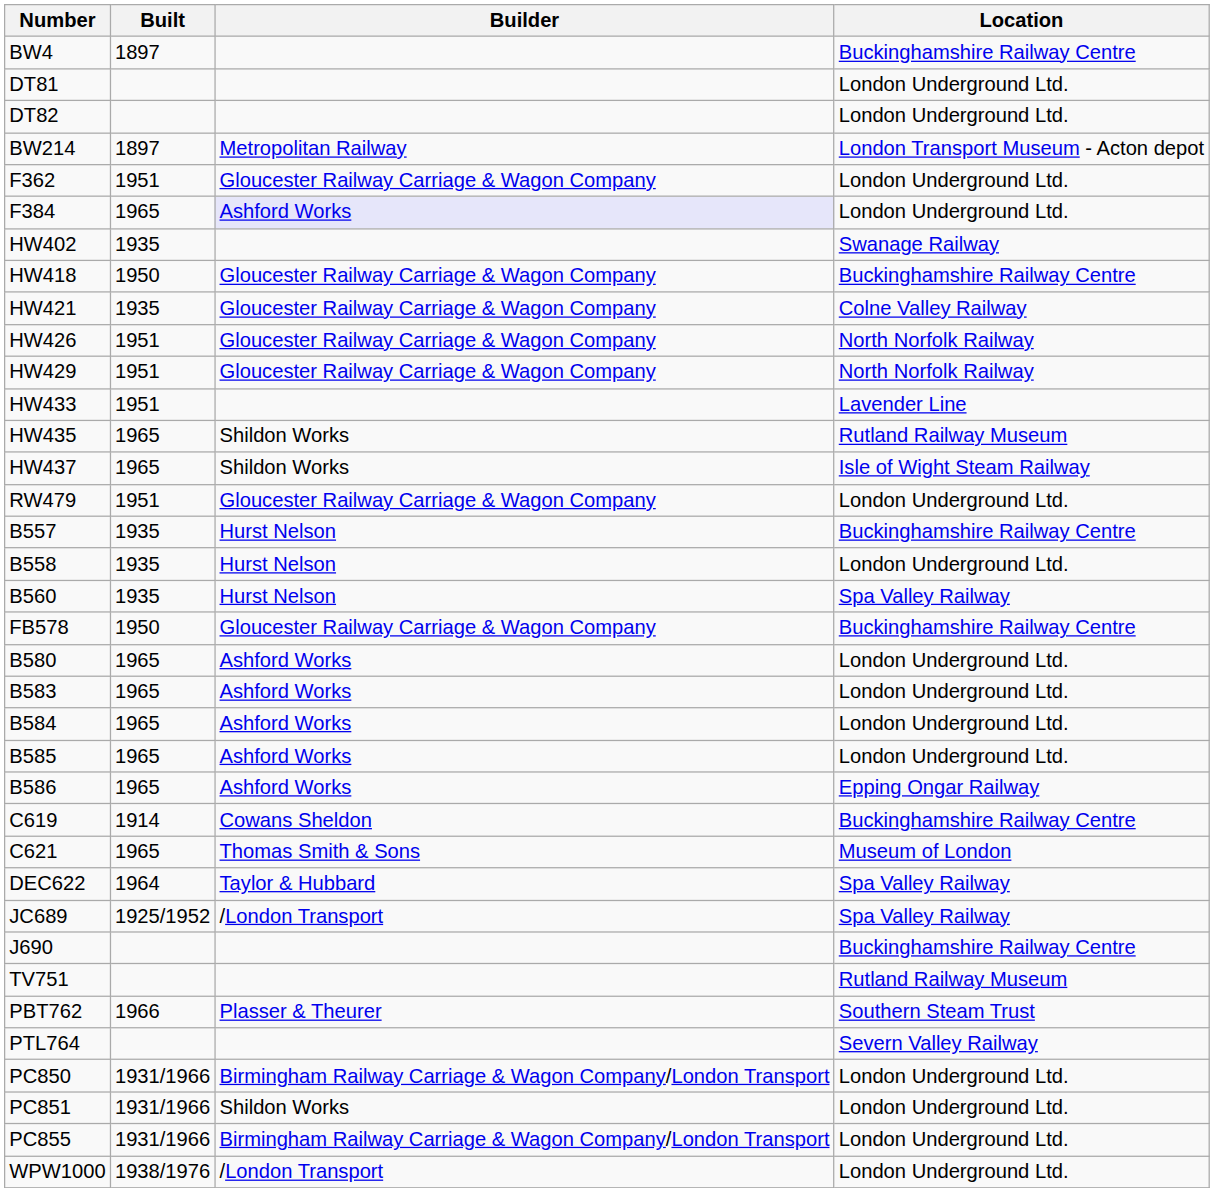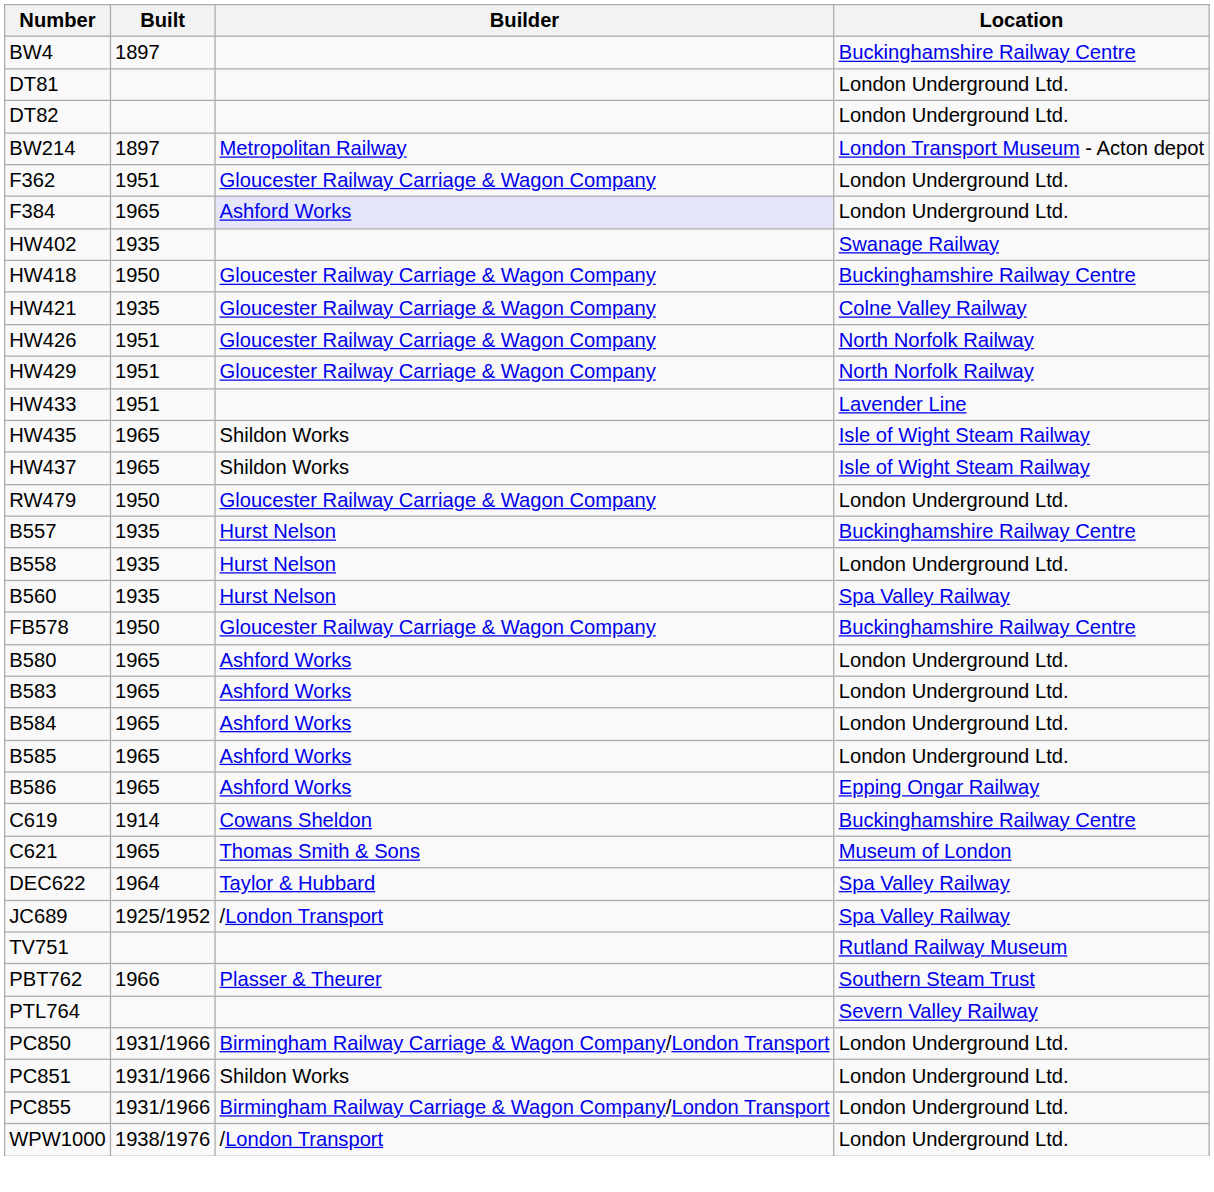(953, 436) Rutland Railway Museum -> (964, 436) Isle of Wight Steam Railway
(137, 500) 1951 -> (137, 500) 1950
- row: (31, 947)
